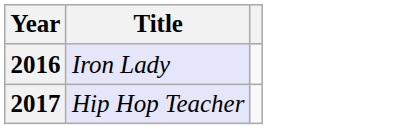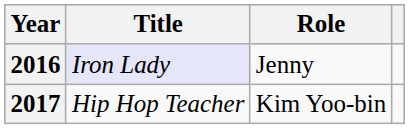+ column: (321, 24)
(158, 103) lavender background -> (158, 103) no background
